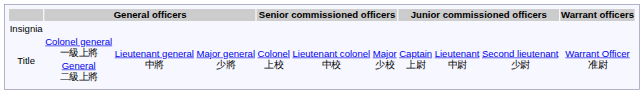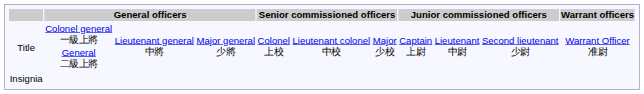rows swapped: (26, 28) <-> (26, 60)
